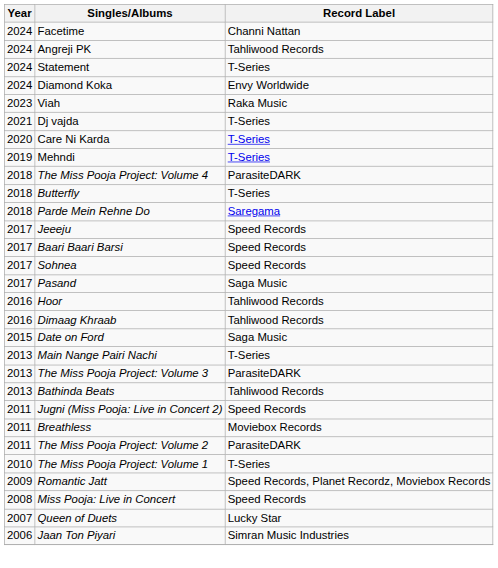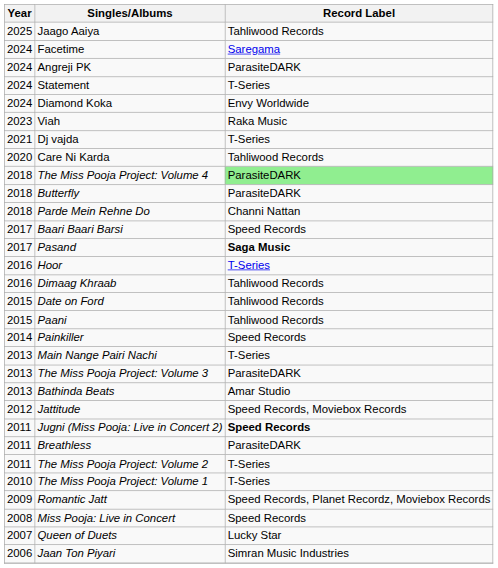+ row: (68, 31)
(264, 31) Channi Nattan -> (254, 49) Saregama
(276, 49) Tahliwood Records -> (264, 67) ParasiteDARK
(249, 139) T-Series -> (276, 157) Tahliwood Records
- row: (56, 157)
(264, 175) no background -> (264, 175) lightgreen background
(249, 193) T-Series -> (264, 193) ParasiteDARK
(254, 211) Saregama -> (264, 211) Channi Nattan
- row: (54, 229)
- row: (57, 265)
(257, 283) normal -> (259, 247) bold
(276, 301) Tahliwood Records -> (249, 265) T-Series
(257, 337) Saga Music -> (276, 301) Tahliwood Records
+ row: (52, 319)
+ row: (61, 337)
(276, 391) Tahliwood Records -> (259, 391) Amar Studio
+ row: (59, 409)
(267, 409) normal -> (269, 427) bold
(275, 427) Moviebox Records -> (264, 445) ParasiteDARK
(264, 445) ParasiteDARK -> (249, 463) T-Series
